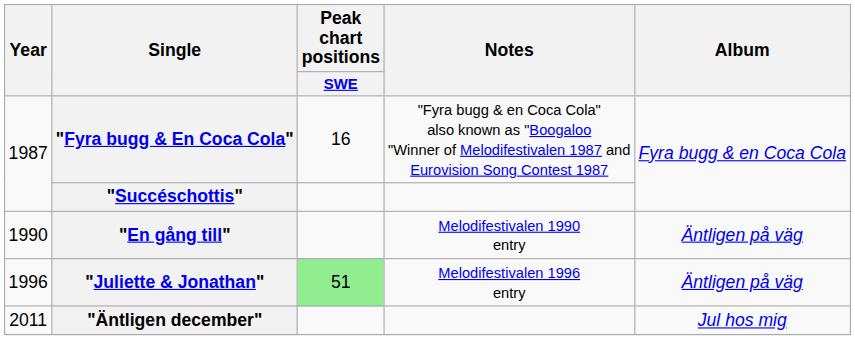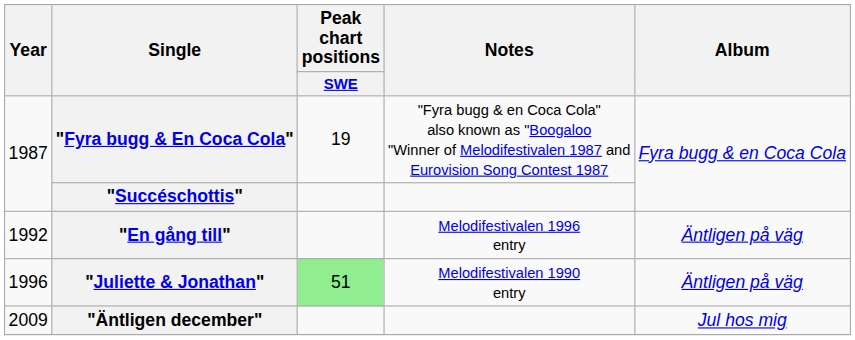(341, 139) 16 -> (341, 139) 19
(28, 234) 1990 -> (28, 234) 1992
(509, 235) Melodifestivalen 1990 entry -> (509, 235) Melodifestivalen 1996 entry
(509, 283) Melodifestivalen 1996 entry -> (509, 283) Melodifestivalen 1990 entry
(28, 320) 2011 -> (28, 320) 2009
